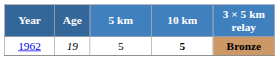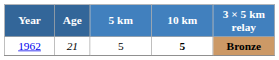(72, 46) 19 -> (72, 46) 21
